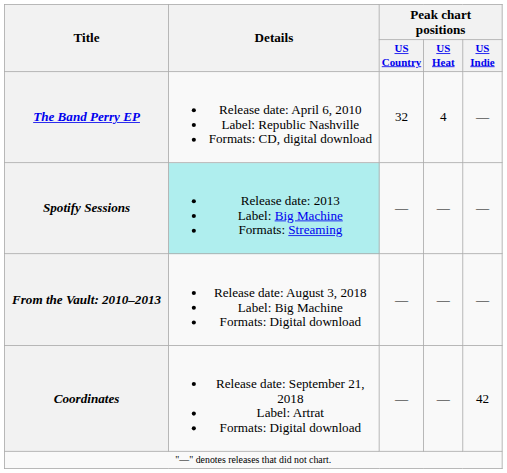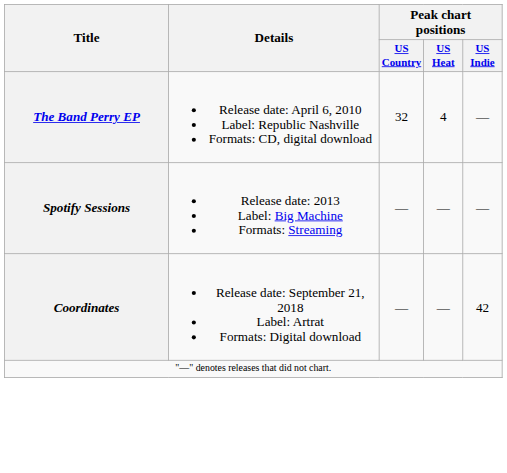(274, 216) paleturquoise background -> (274, 216) no background
- row: (87, 299)
